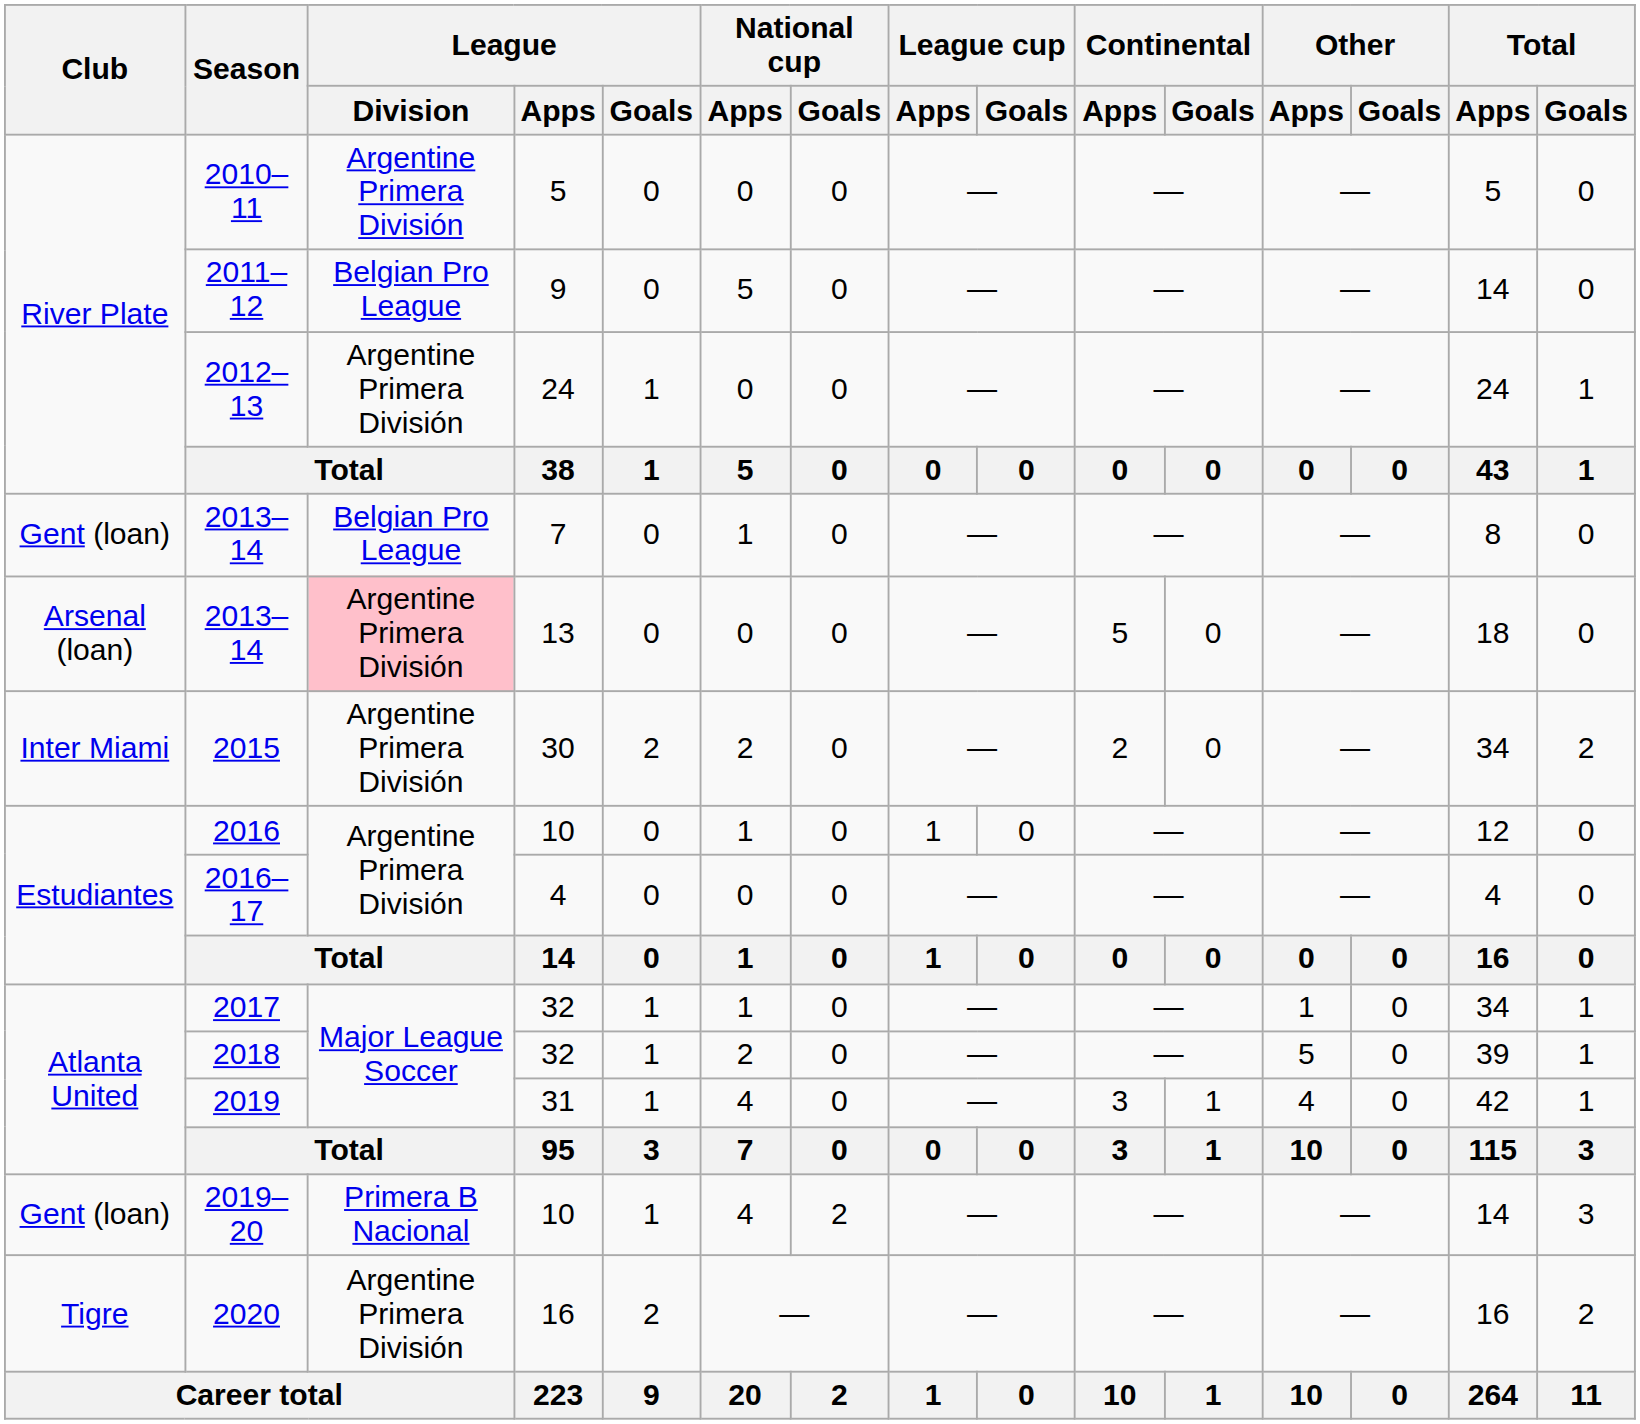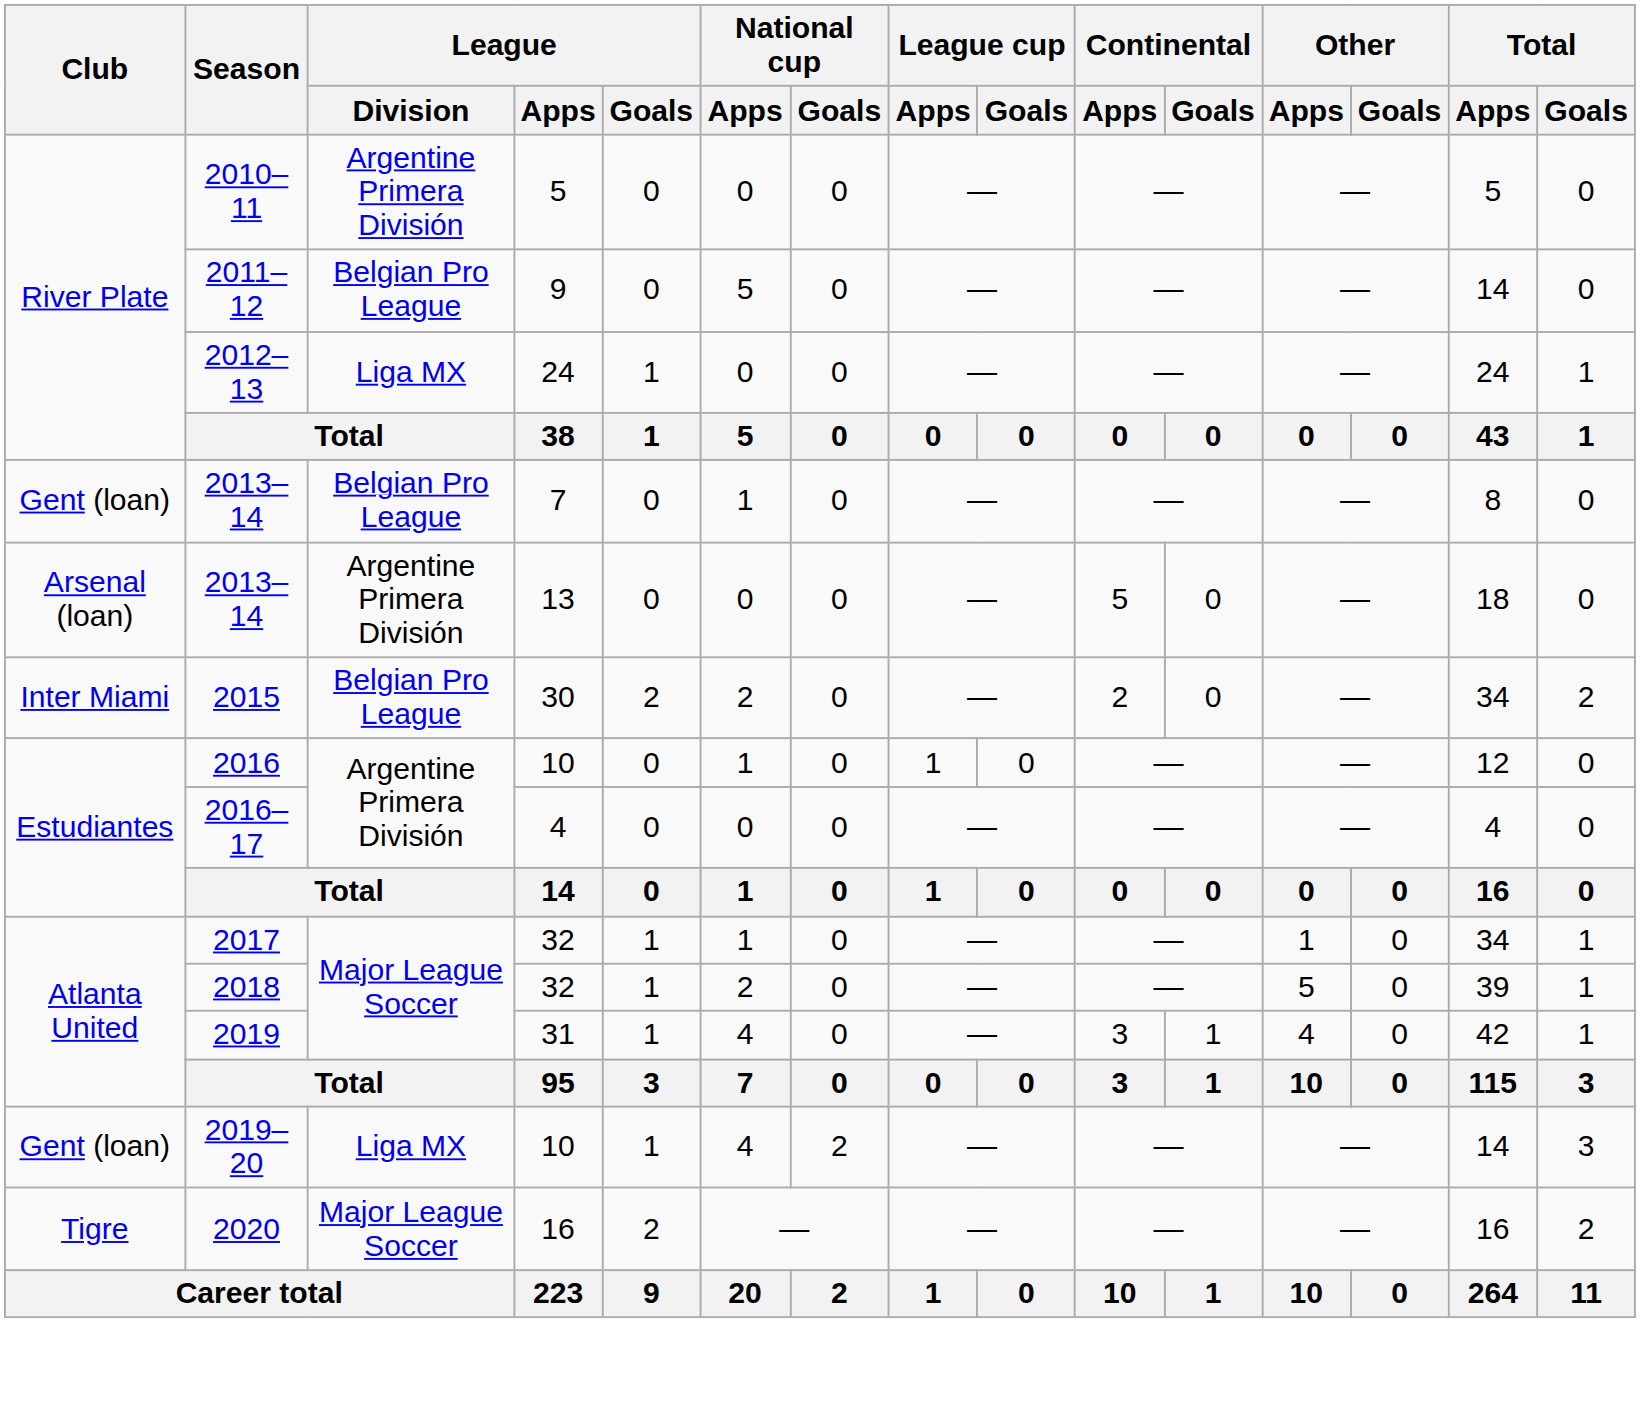(411, 388) Argentine Primera División -> (411, 371) Liga MX
(411, 633) pink background -> (411, 599) no background
(411, 748) Argentine Primera División -> (411, 697) Belgian Pro League
(411, 1214) Primera B Nacional -> (411, 1146) Liga MX
(411, 1313) Argentine Primera División -> (411, 1228) Major League Soccer
